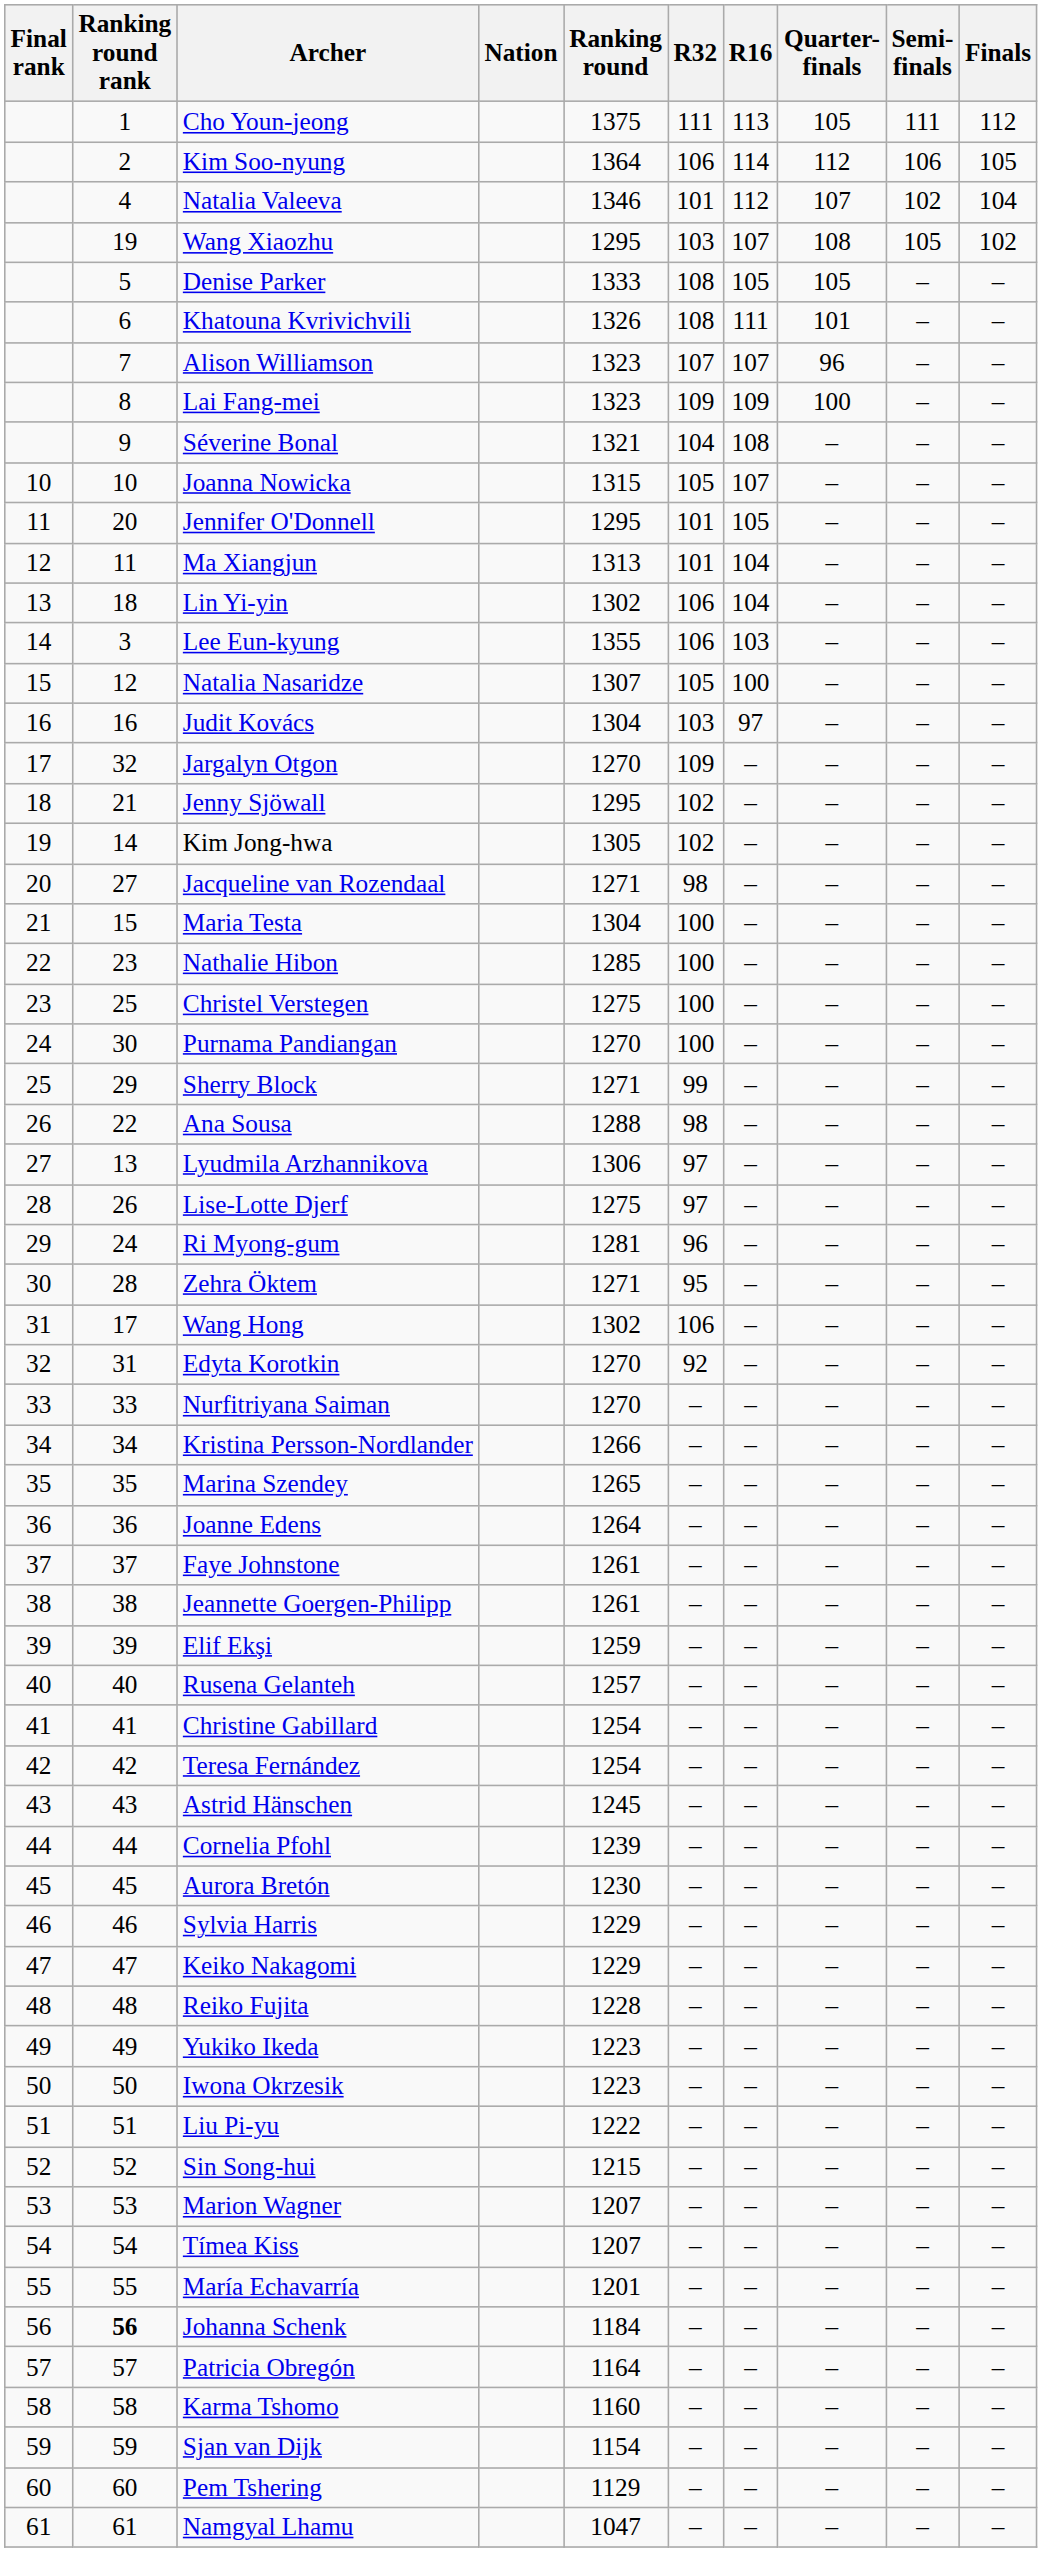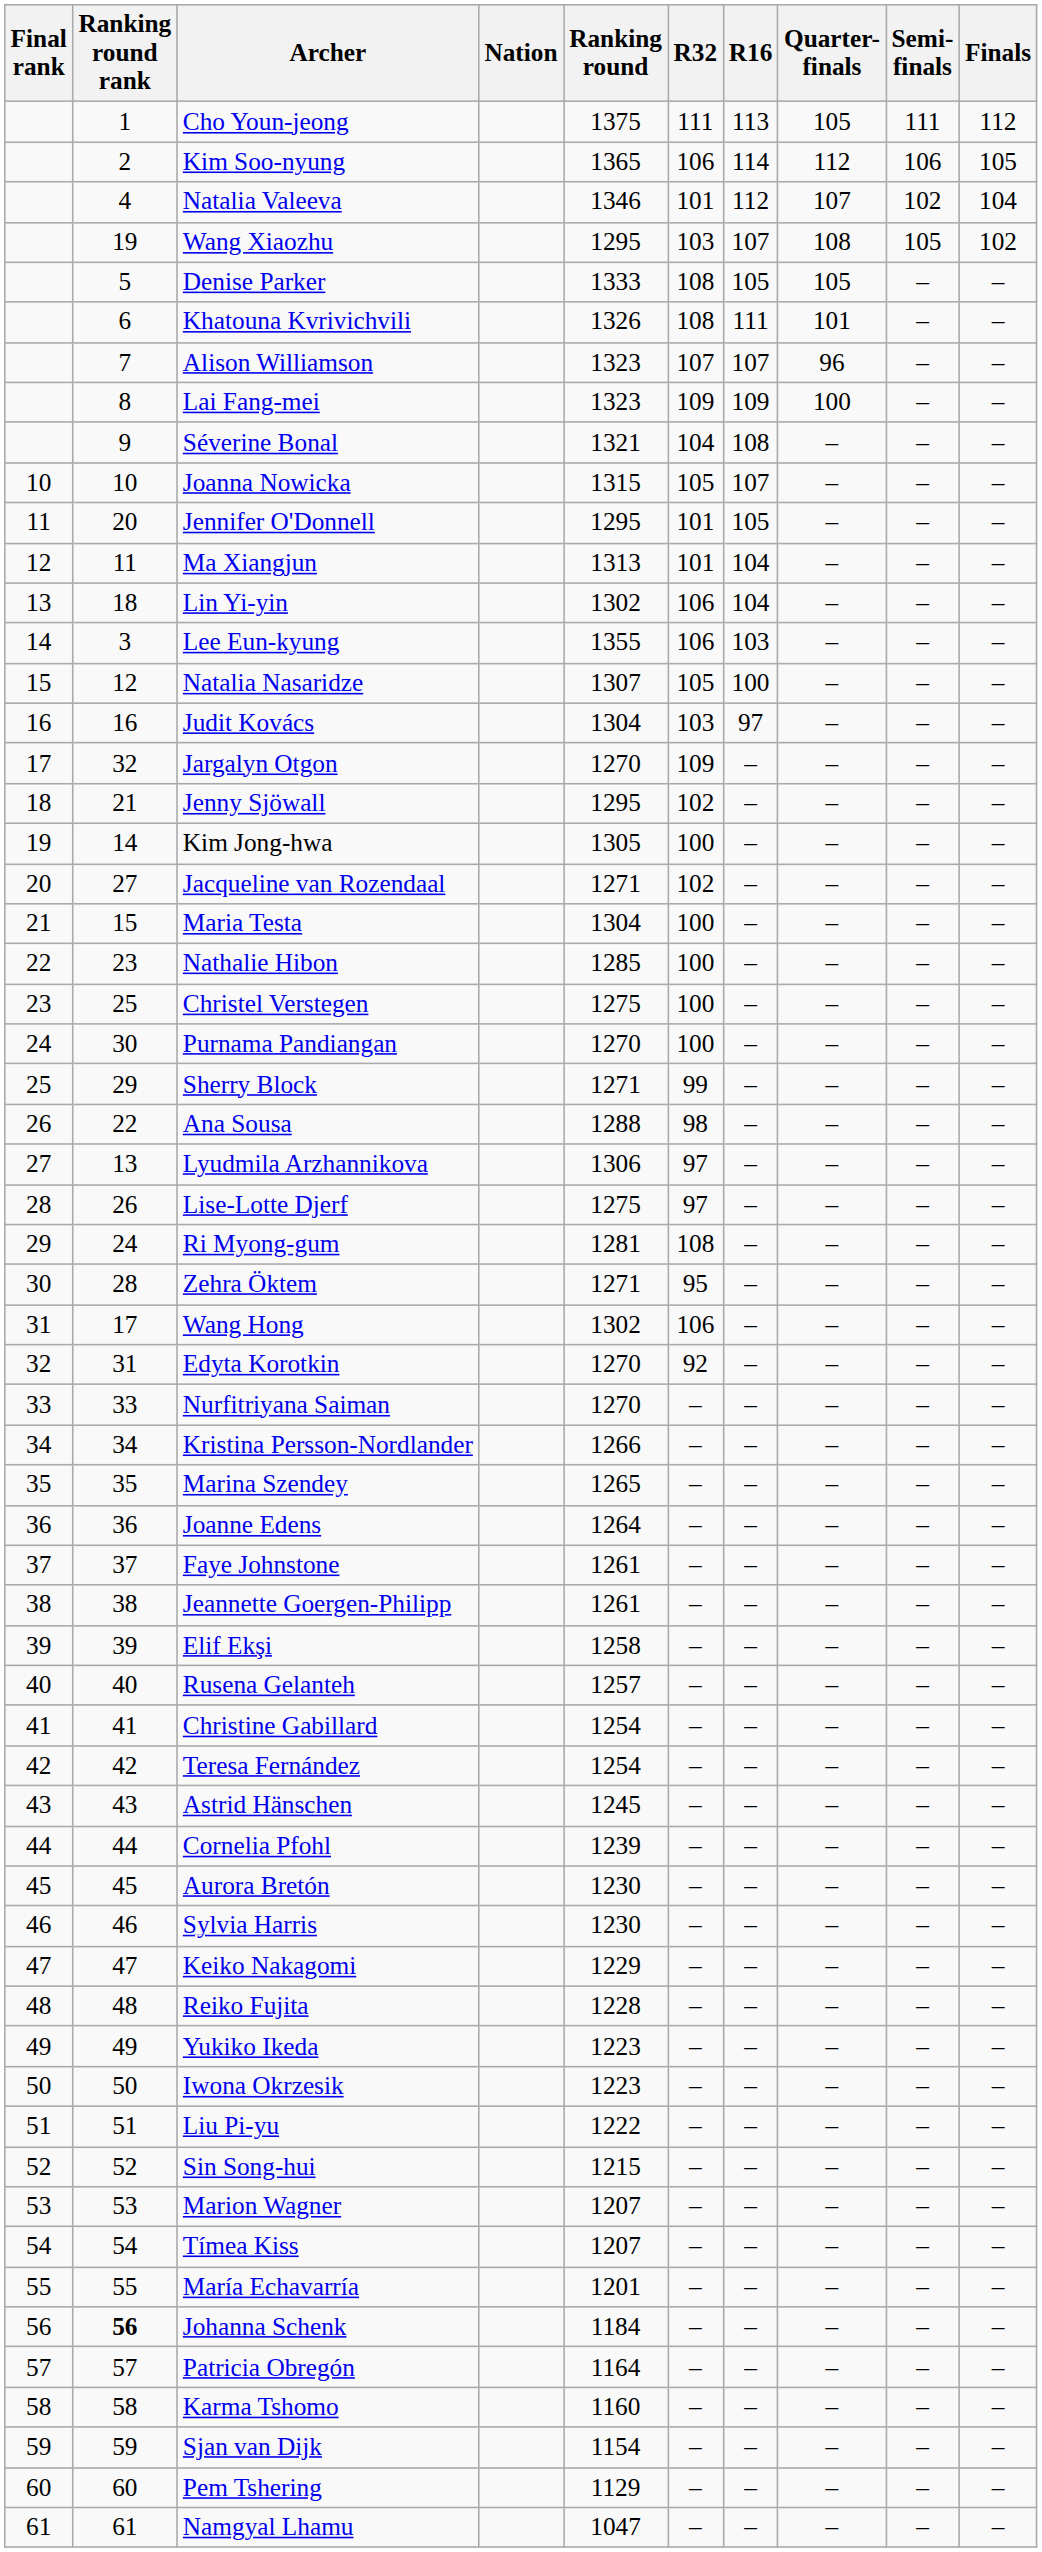(616, 161) 1364 -> (616, 161) 1365
(695, 843) 102 -> (695, 843) 100
(695, 883) 98 -> (695, 883) 102
(695, 1244) 96 -> (695, 1244) 108
(616, 1645) 1259 -> (616, 1645) 1258
(616, 1925) 1229 -> (616, 1925) 1230
